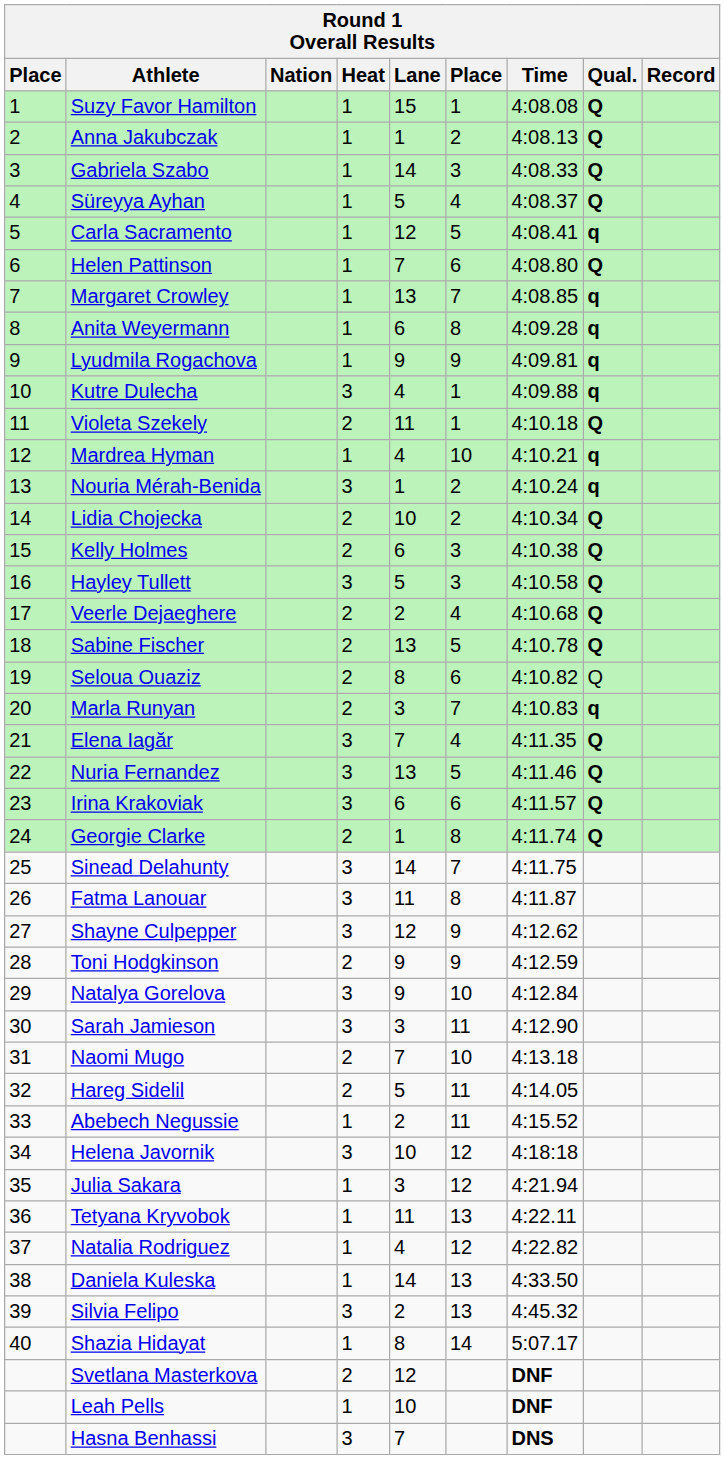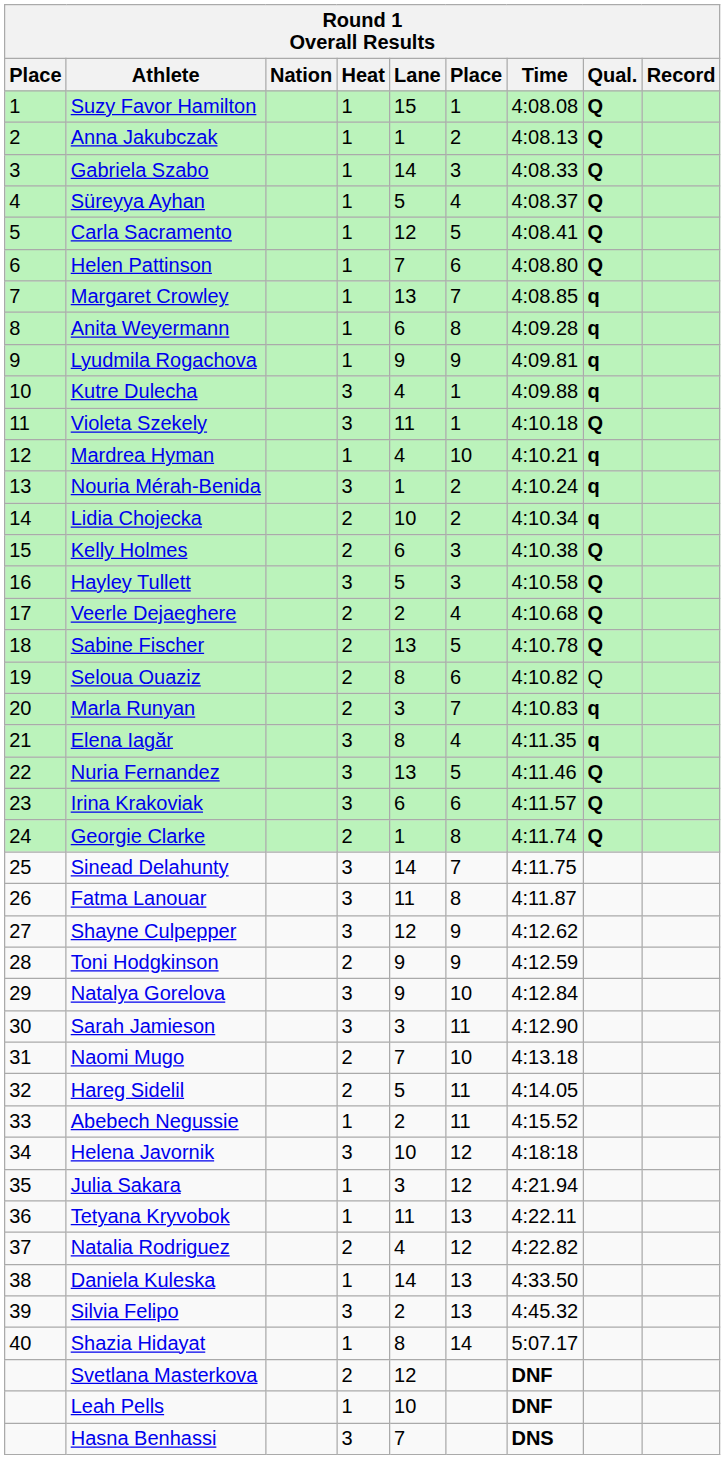(594, 233) q -> (595, 233) Q
(347, 423) 2 -> (347, 423) 3
(595, 518) Q -> (594, 518) q
(400, 740) 7 -> (400, 740) 8
(595, 740) Q -> (594, 740) q
(347, 1248) 1 -> (347, 1248) 2
